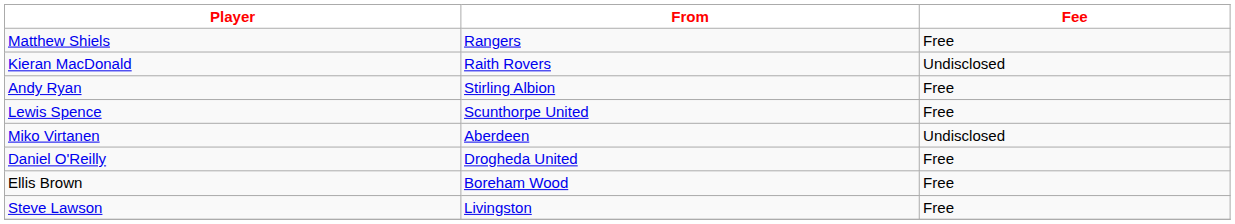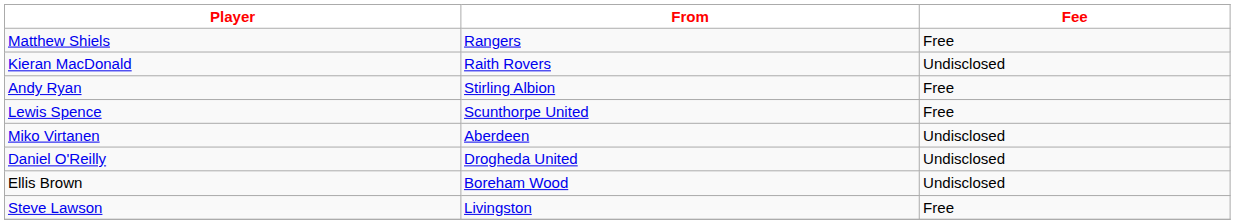(939, 160) Free -> (964, 160) Undisclosed
(939, 183) Free -> (964, 183) Undisclosed
